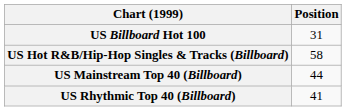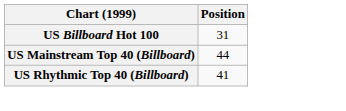- row: (148, 55)
